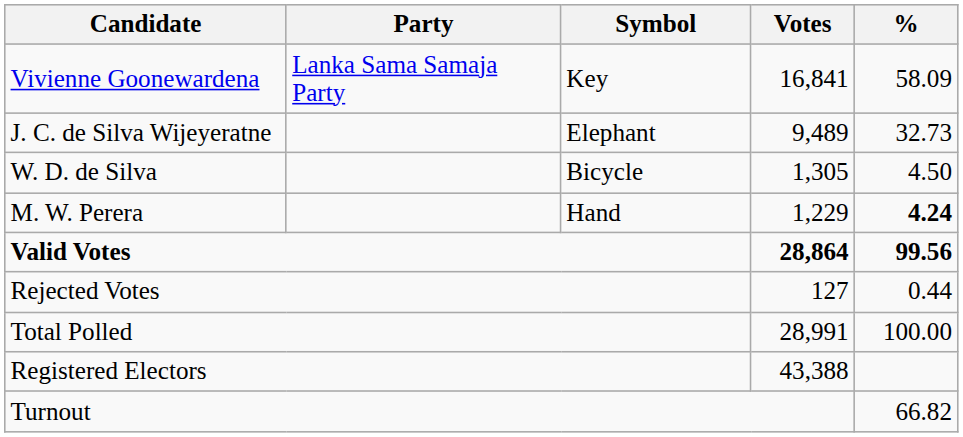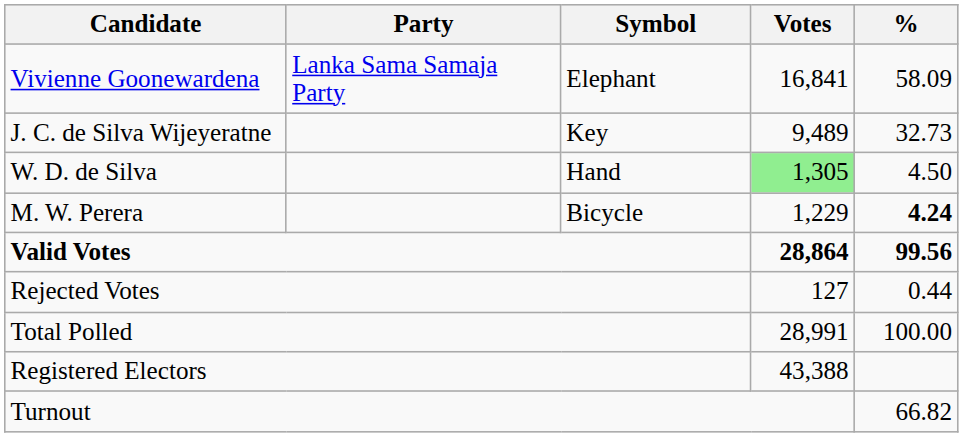(587, 78) Key -> (611, 78) Elephant
(611, 132) Elephant -> (587, 132) Key
(605, 172) Bicycle -> (594, 172) Hand
(820, 172) no background -> (820, 172) lightgreen background
(594, 212) Hand -> (605, 212) Bicycle
